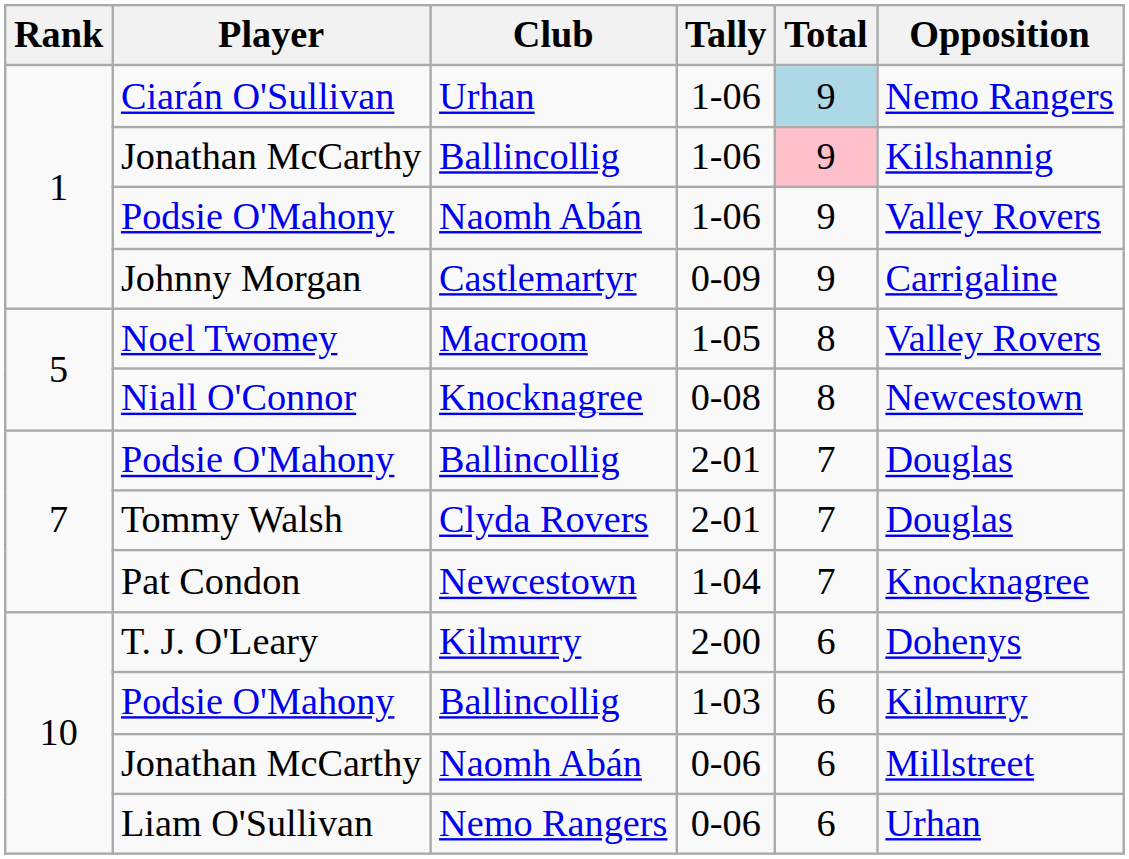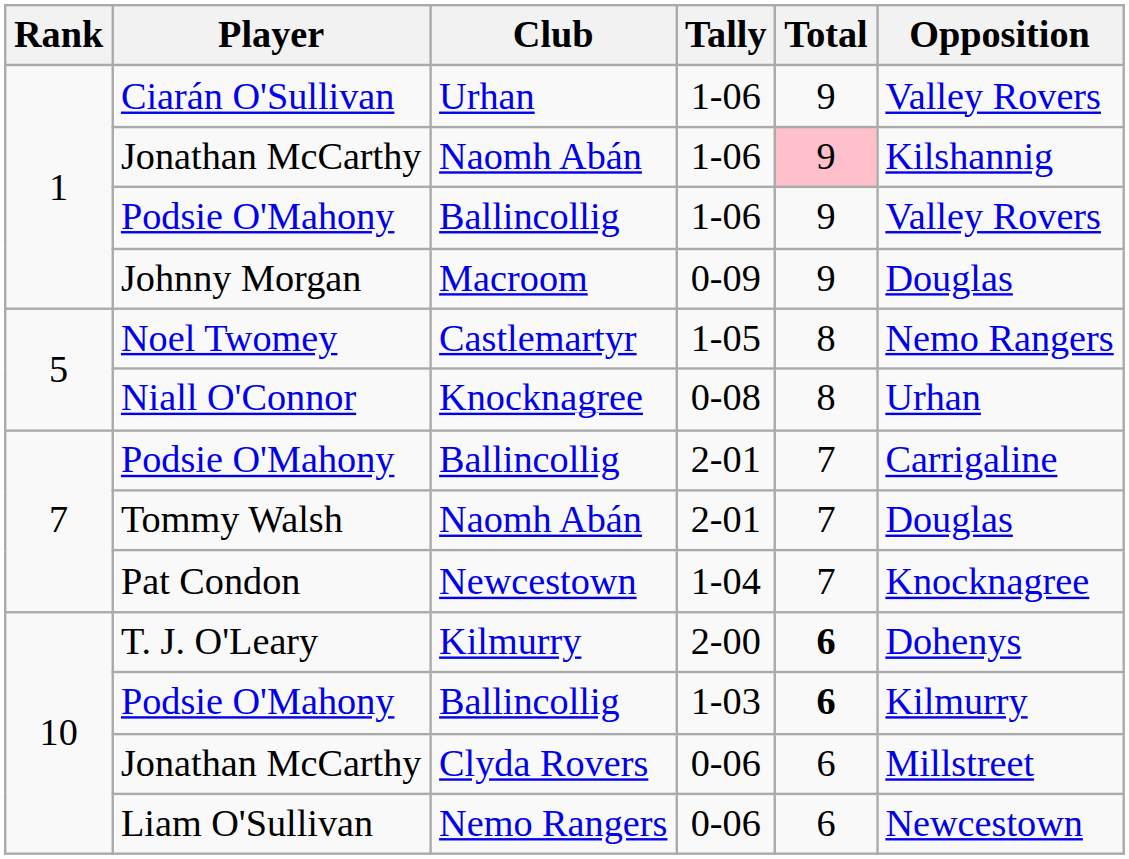(826, 95) lightblue background -> (826, 95) no background
(1000, 95) Nemo Rangers -> (993, 95) Valley Rovers
(529, 156) Ballincollig -> (541, 156) Naomh Abán
(541, 216) Naomh Abán -> (529, 216) Ballincollig
(538, 277) Castlemartyr -> (513, 277) Macroom
(971, 277) Carrigaline -> (949, 277) Douglas
(513, 338) Macroom -> (538, 338) Castlemartyr
(993, 338) Valley Rovers -> (1000, 338) Nemo Rangers
(984, 398) Newcestown -> (933, 398) Urhan
(949, 459) Douglas -> (971, 459) Carrigaline
(544, 519) Clyda Rovers -> (541, 519) Naomh Abán
(826, 641) normal -> (826, 641) bold
(826, 701) normal -> (826, 701) bold
(541, 762) Naomh Abán -> (544, 762) Clyda Rovers
(933, 823) Urhan -> (984, 823) Newcestown
